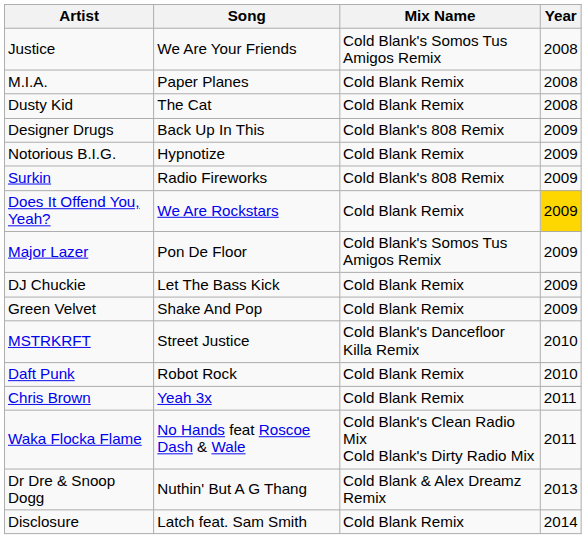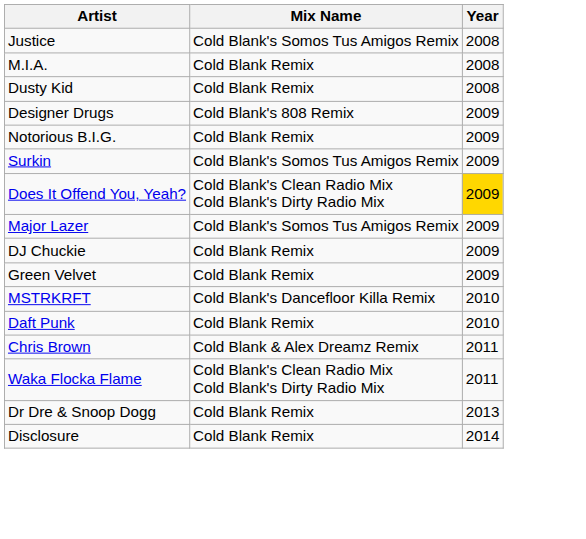- column: (247, 16)
(424, 178) Cold Blank's 808 Remix -> (326, 161) Cold Blank's Somos Tus Amigos Remix
(404, 210) Cold Blank Remix -> (293, 193) Cold Blank's Clean Radio Mix Cold Blank's Dirty Radio Mix
(404, 398) Cold Blank Remix -> (306, 347) Cold Blank & Alex Dreamz Remix
(432, 489) Cold Blank & Alex Dreamz Remix -> (253, 412) Cold Blank Remix
